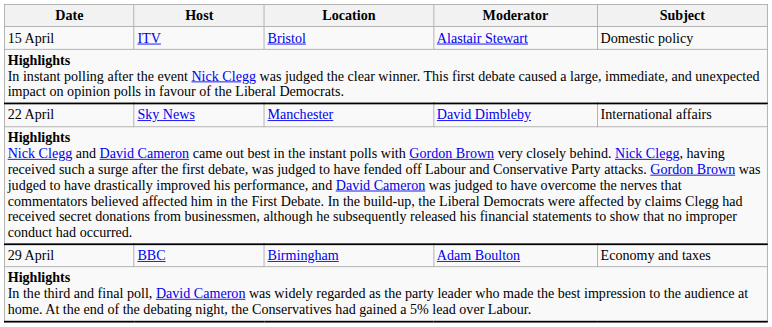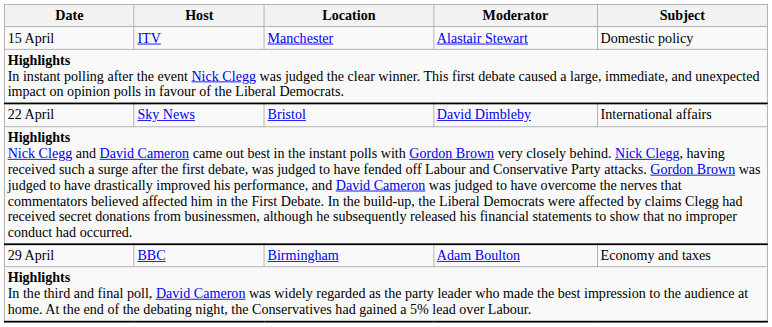(287, 37) Bristol -> (300, 37) Manchester
(300, 115) Manchester -> (287, 115) Bristol
